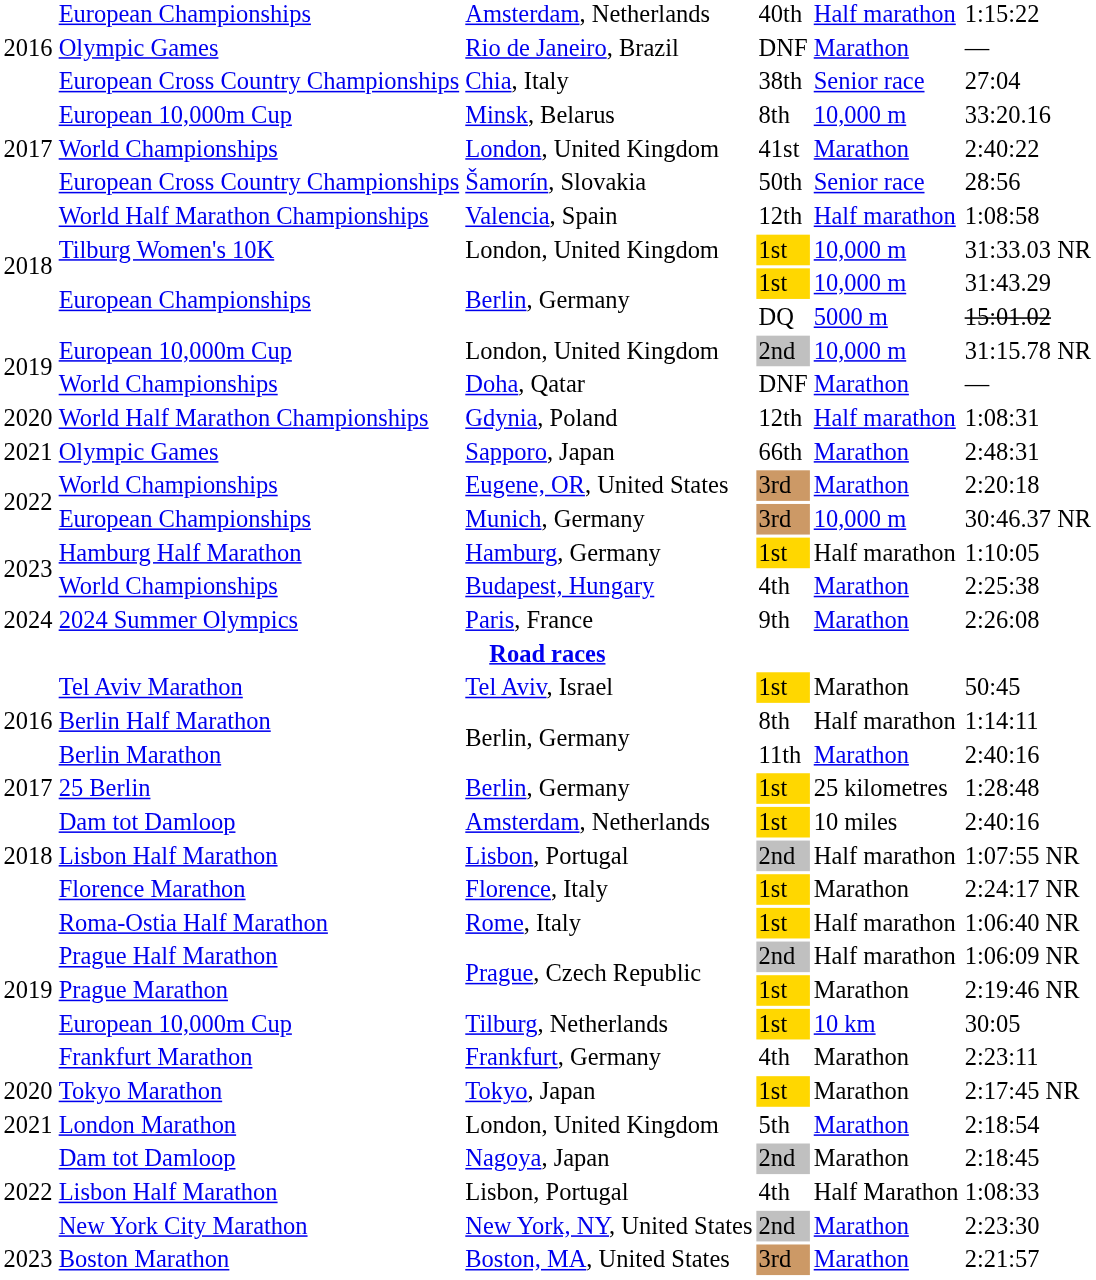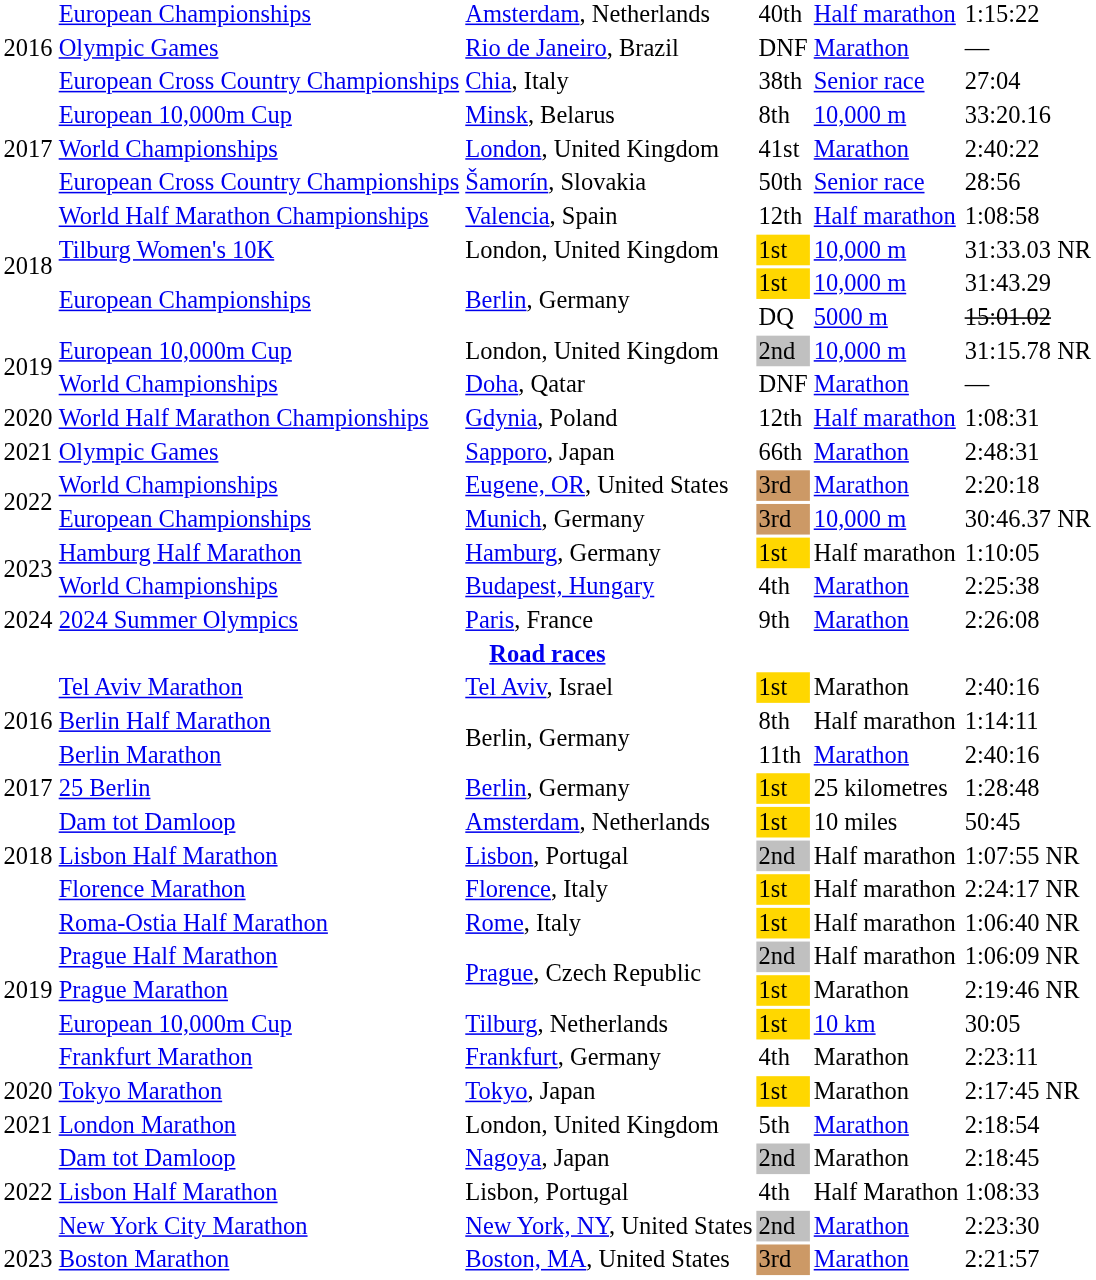(993, 687) 50:45 -> (1002, 687) 2:40:16
(1002, 821) 2:40:16 -> (993, 821) 50:45
(861, 889) Marathon -> (885, 889) Half marathon
